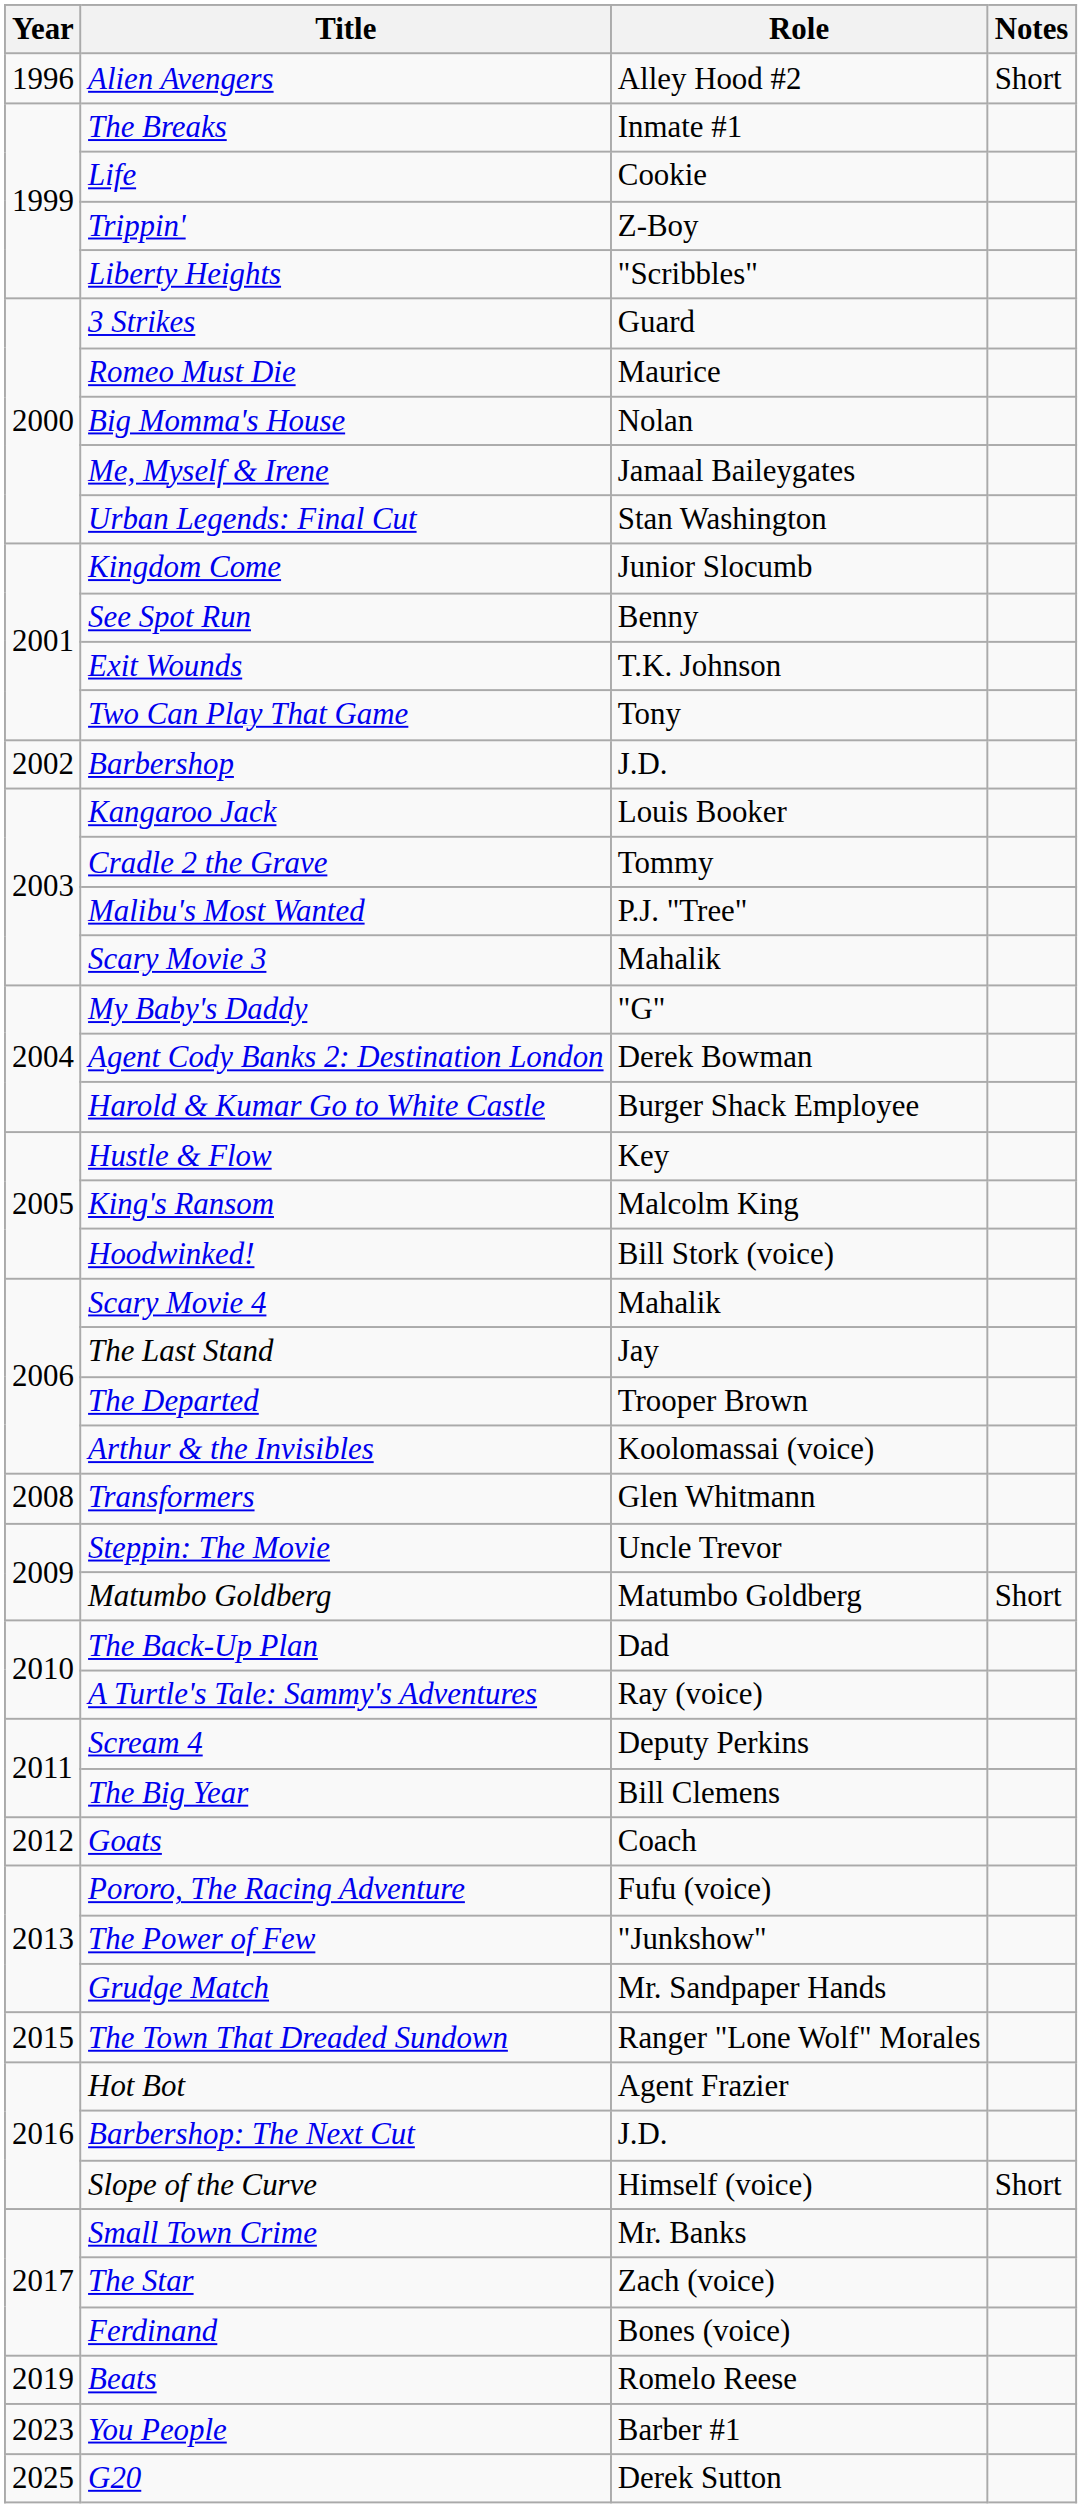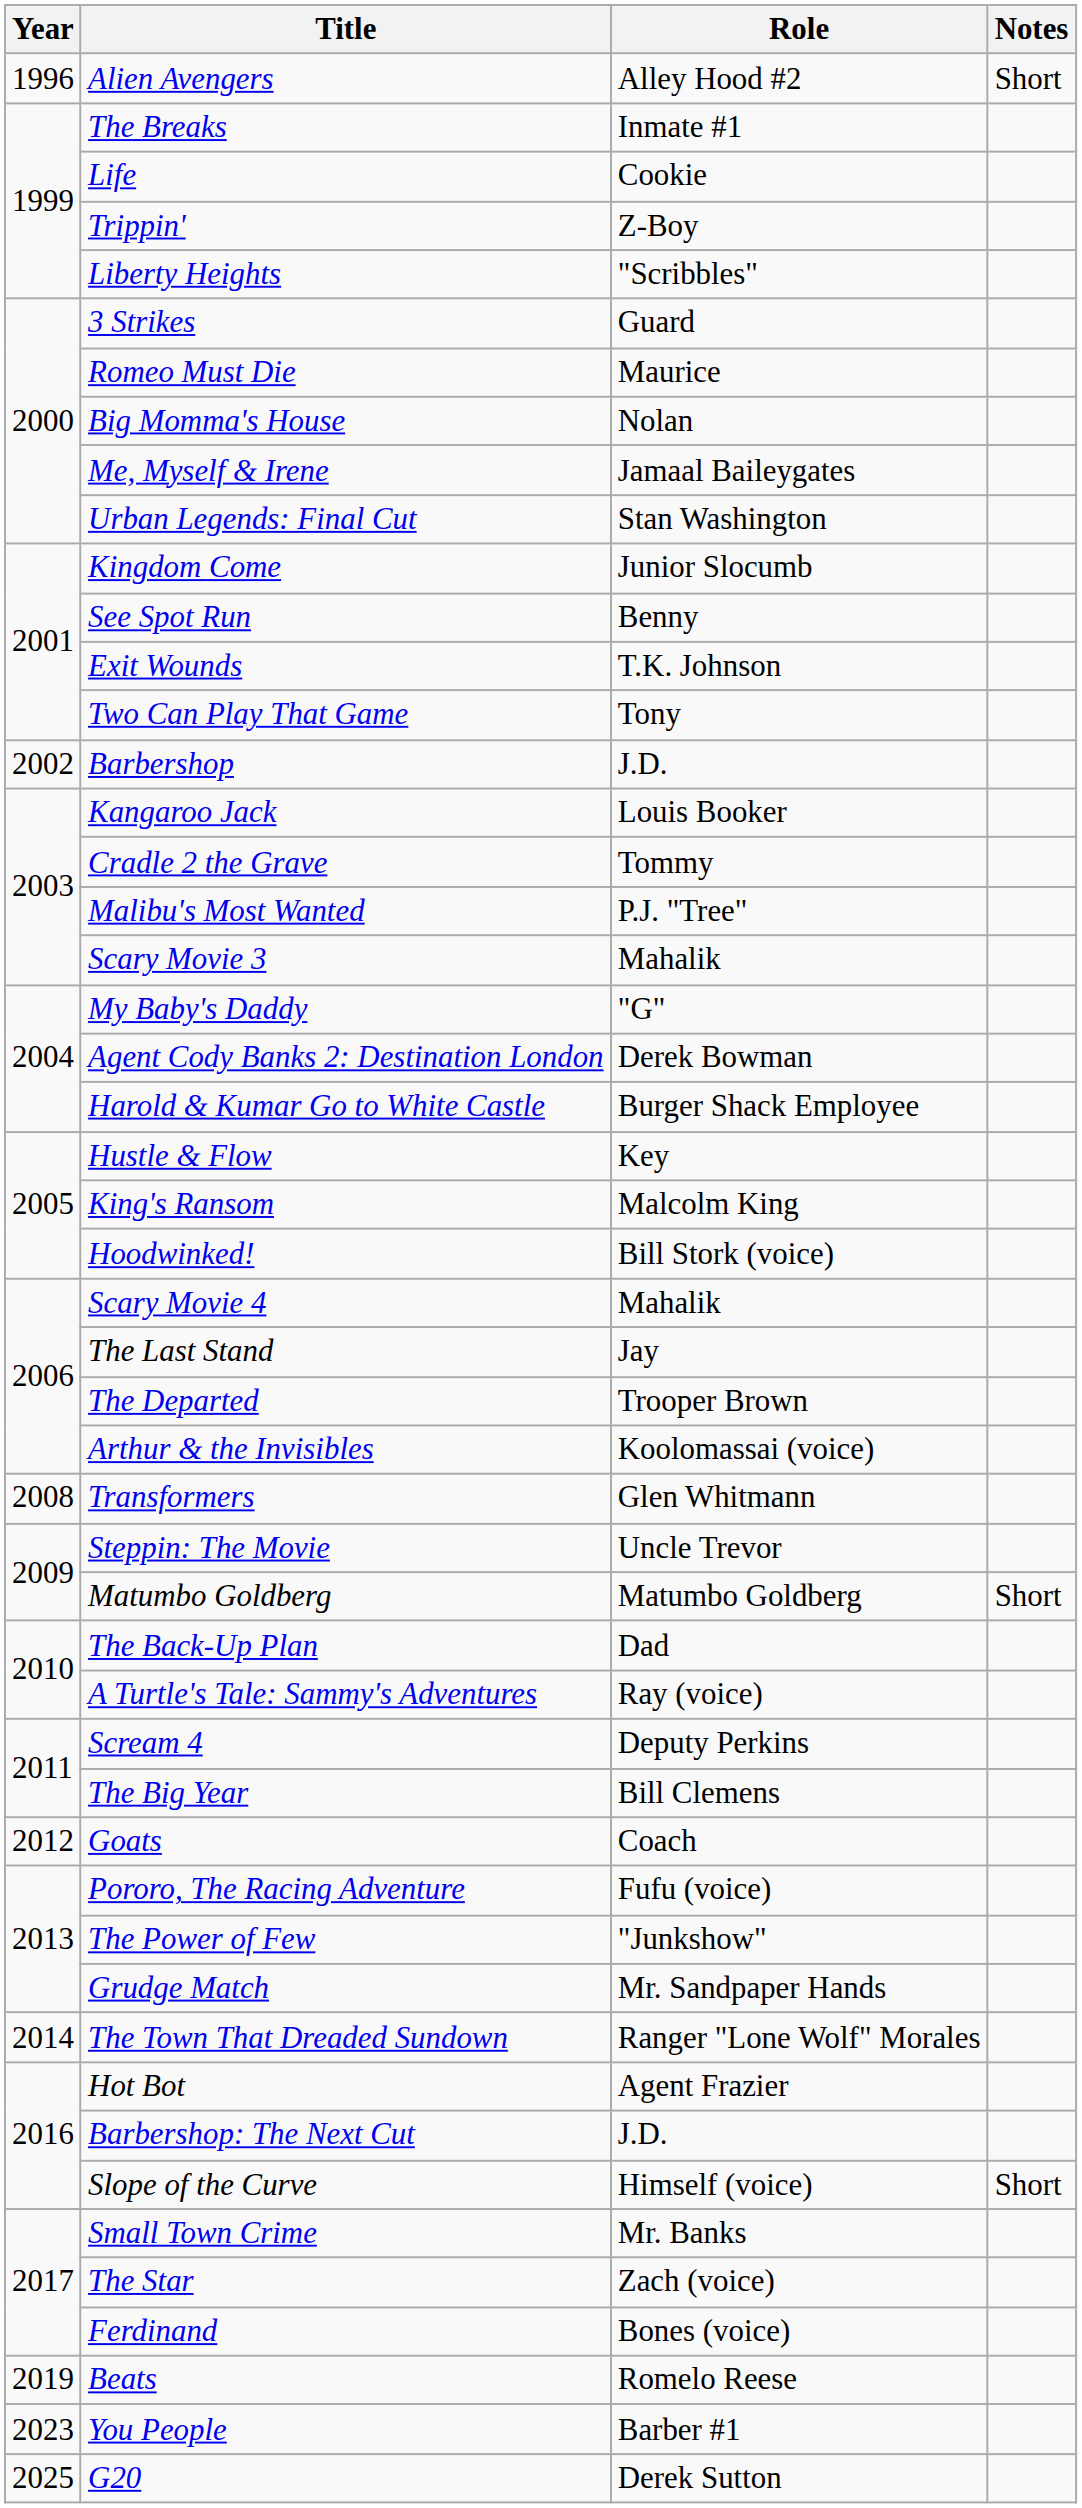(43, 2036) 2015 -> (43, 2036) 2014
